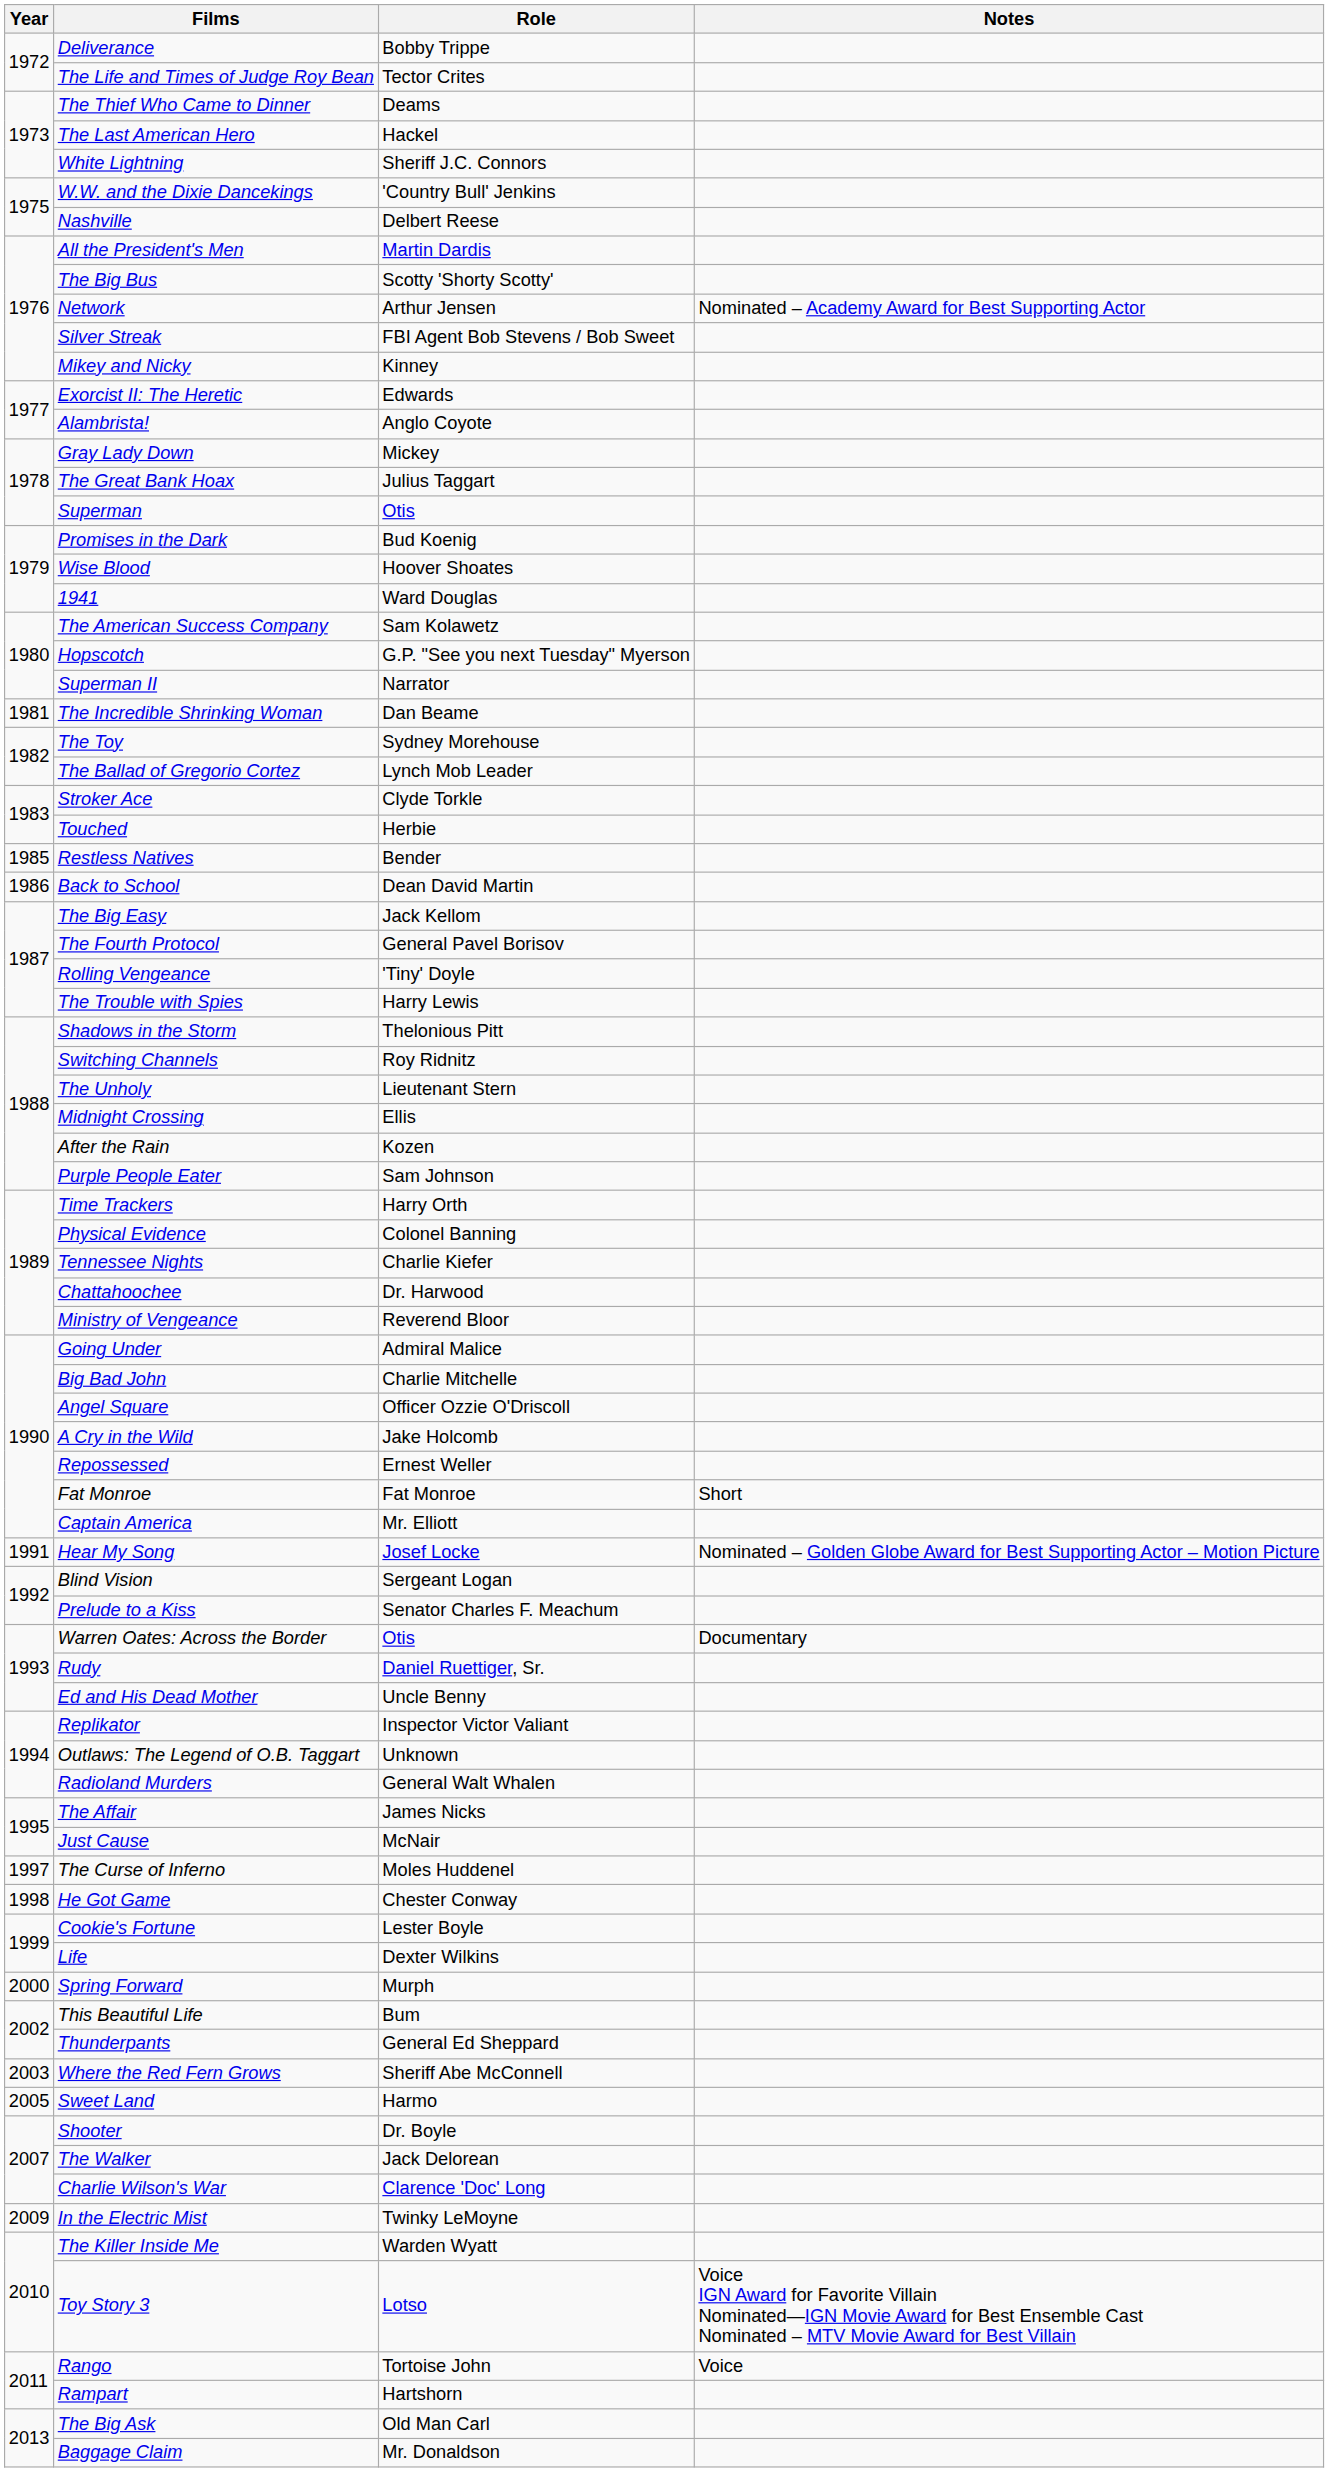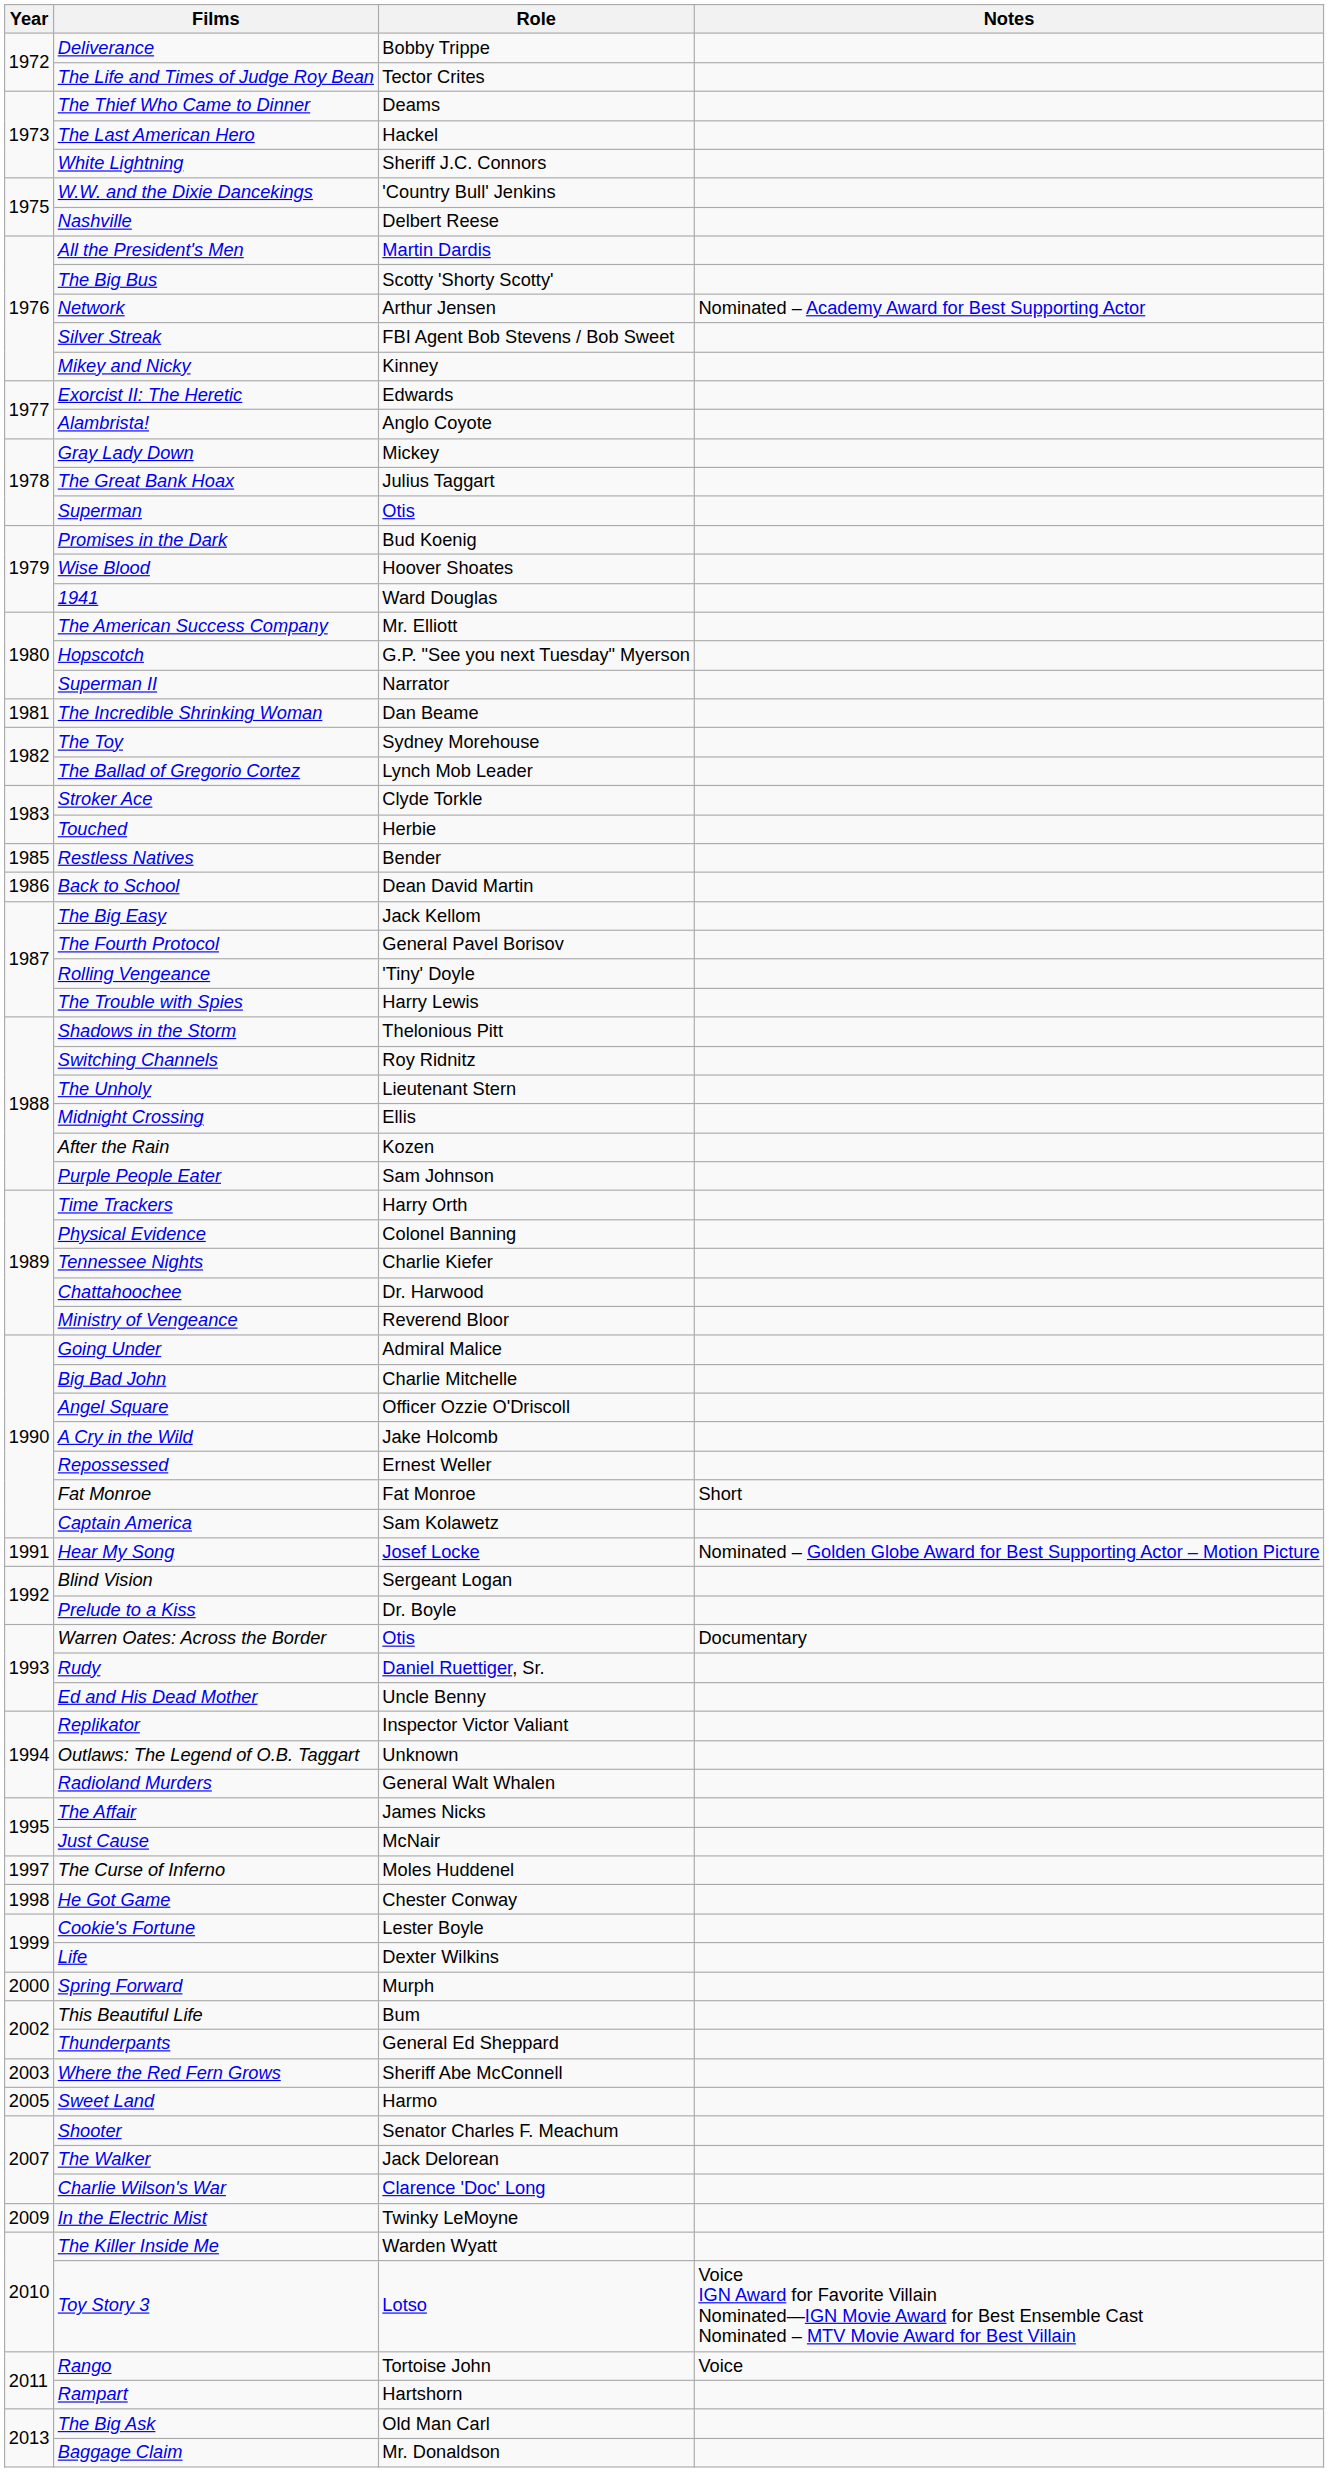(441, 626) Sam Kolawetz -> (420, 626) Mr. Elliott
(420, 1523) Mr. Elliott -> (441, 1523) Sam Kolawetz
(500, 1609) Senator Charles F. Meachum -> (419, 1609) Dr. Boyle
(419, 2130) Dr. Boyle -> (500, 2130) Senator Charles F. Meachum
